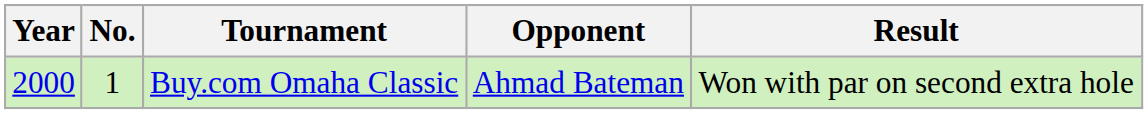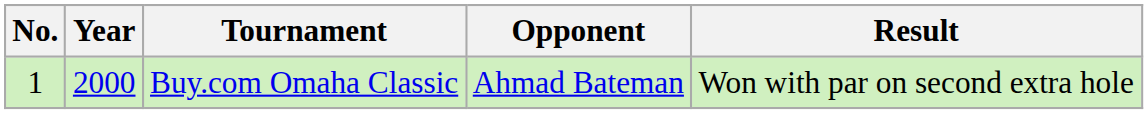columns swapped: (112, 30) <-> (44, 30)
